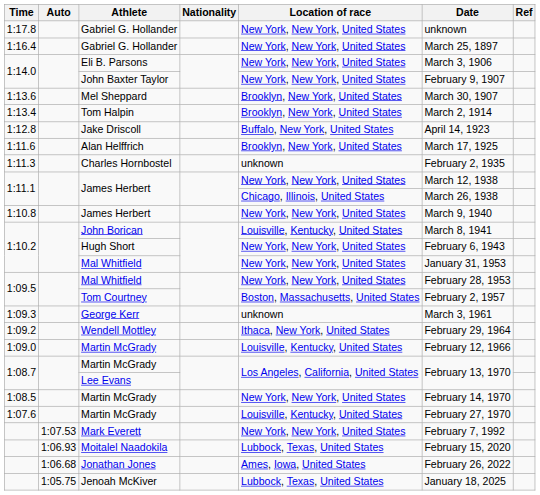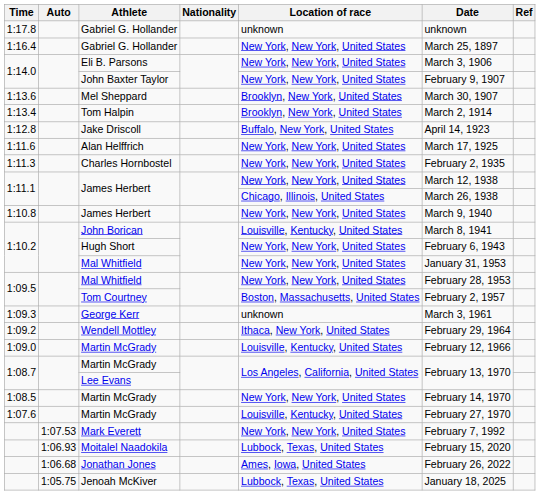(323, 29) New York, New York, United States -> (262, 29) unknown
(321, 146) Brooklyn, New York, United States -> (323, 146) New York, New York, United States
(262, 163) unknown -> (323, 163) New York, New York, United States
